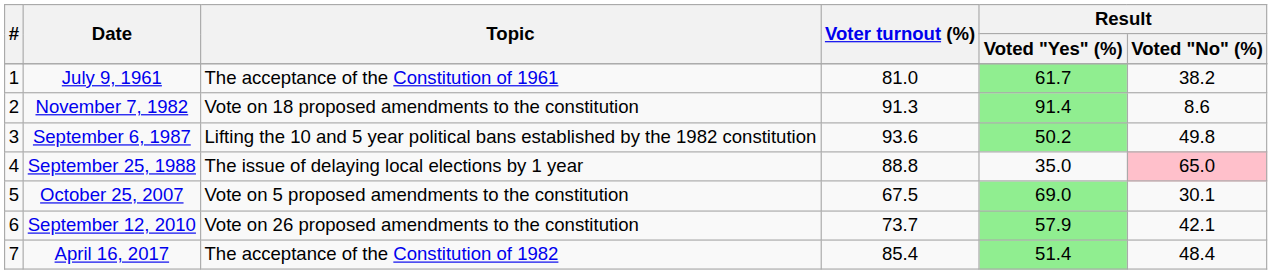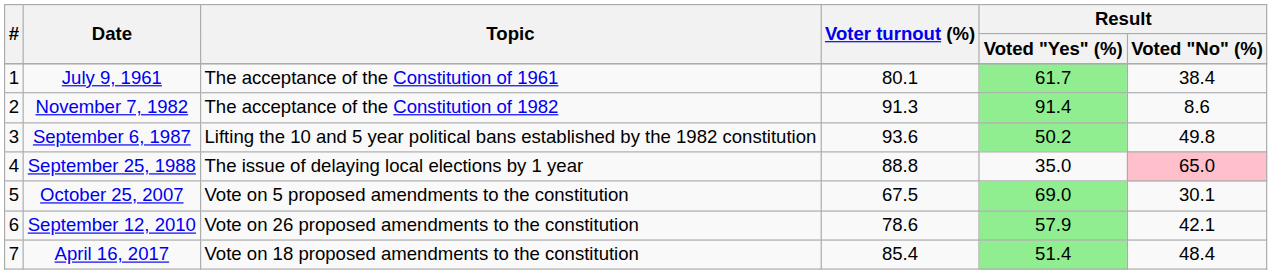(900, 78) 81.0 -> (900, 78) 80.1
(1197, 78) 38.2 -> (1197, 78) 38.4
(422, 107) Vote on 18 proposed amendments to the constitution -> (381, 107) The acceptance of the Constitution of 1982
(900, 225) 73.7 -> (900, 225) 78.6
(381, 254) The acceptance of the Constitution of 1982 -> (422, 254) Vote on 18 proposed amendments to the constitution
